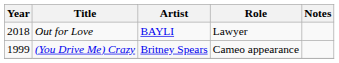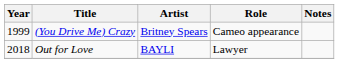rows swapped: (85, 49) <-> (64, 31)
